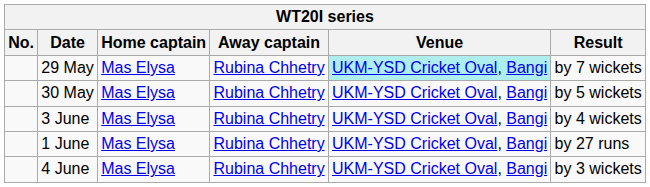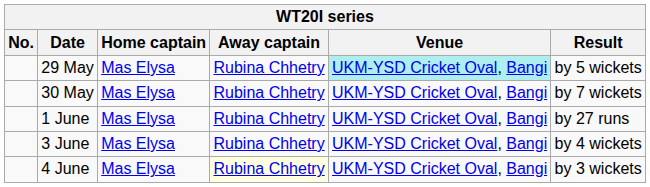(598, 67) by 7 wickets -> (598, 67) by 5 wickets
(598, 93) by 5 wickets -> (598, 93) by 7 wickets
rows swapped: (65, 144) <-> (65, 118)
(269, 169) no background -> (269, 169) lightyellow background
